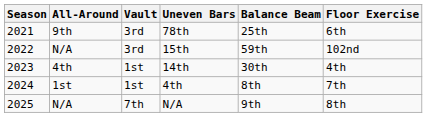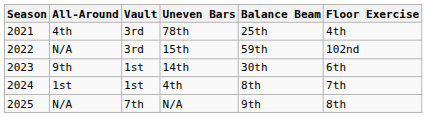(62, 31) 9th -> (62, 31) 4th
(336, 31) 6th -> (336, 31) 4th
(62, 67) 4th -> (62, 67) 9th
(336, 67) 4th -> (336, 67) 6th
